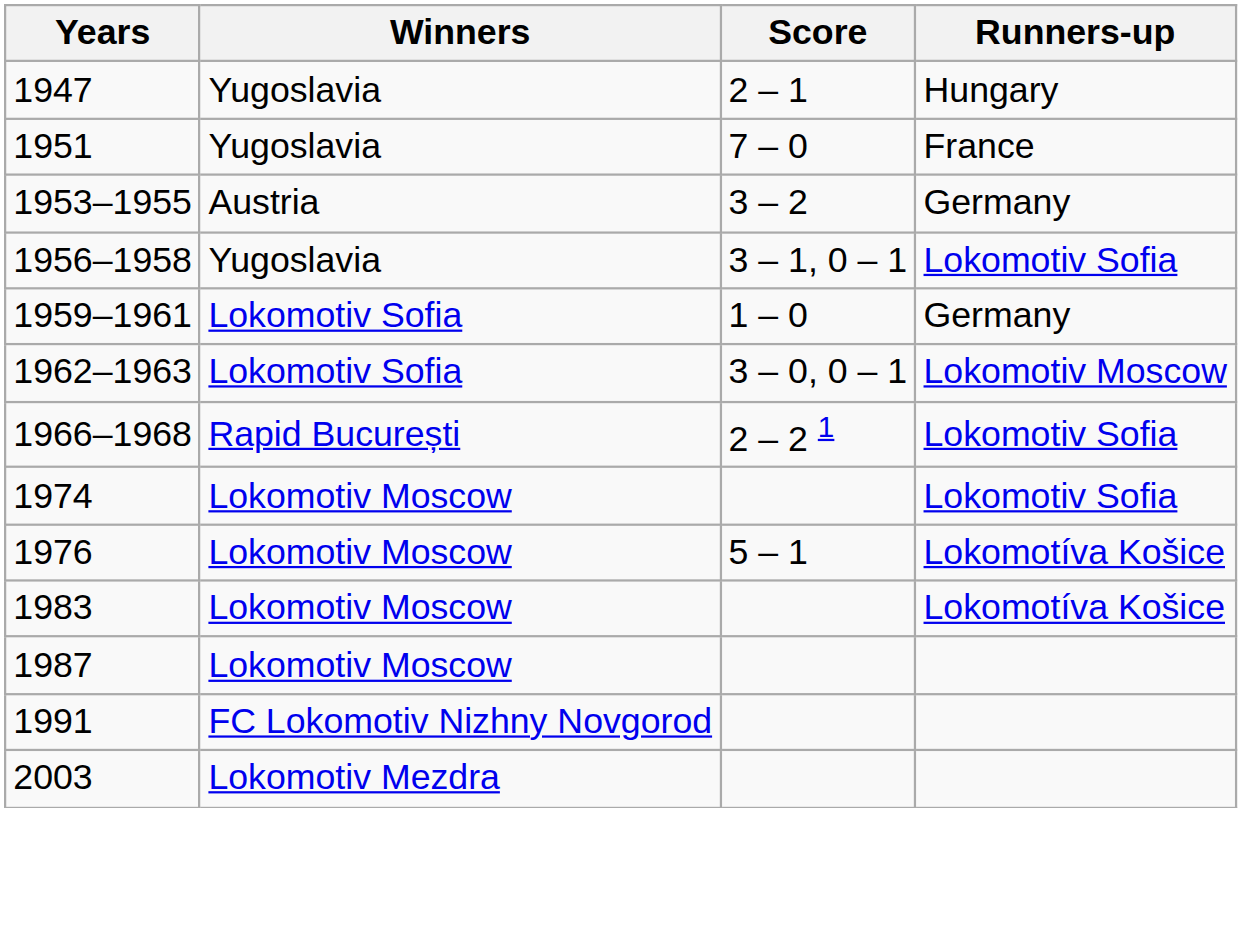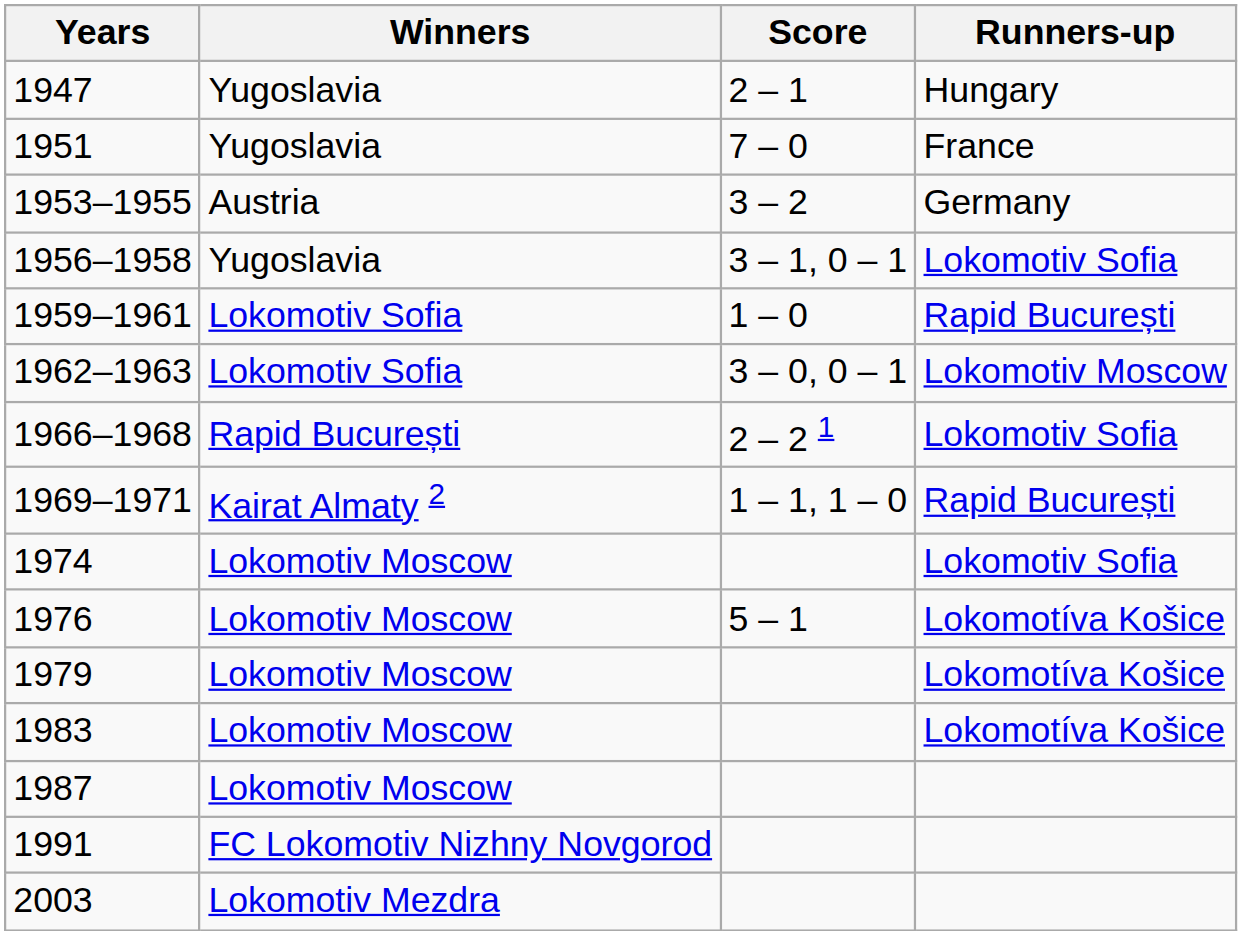(997, 315) Germany -> (1049, 315) Rapid București
+ row: (103, 499)
+ row: (53, 674)
